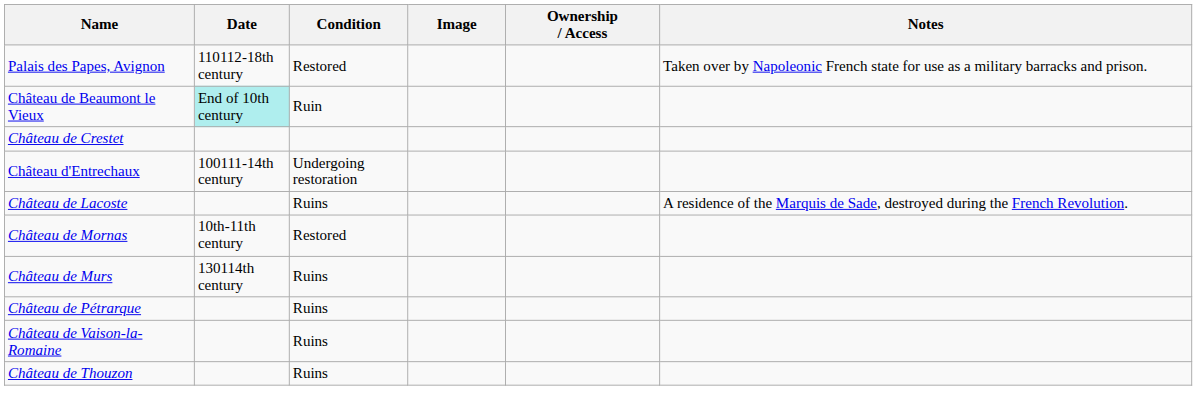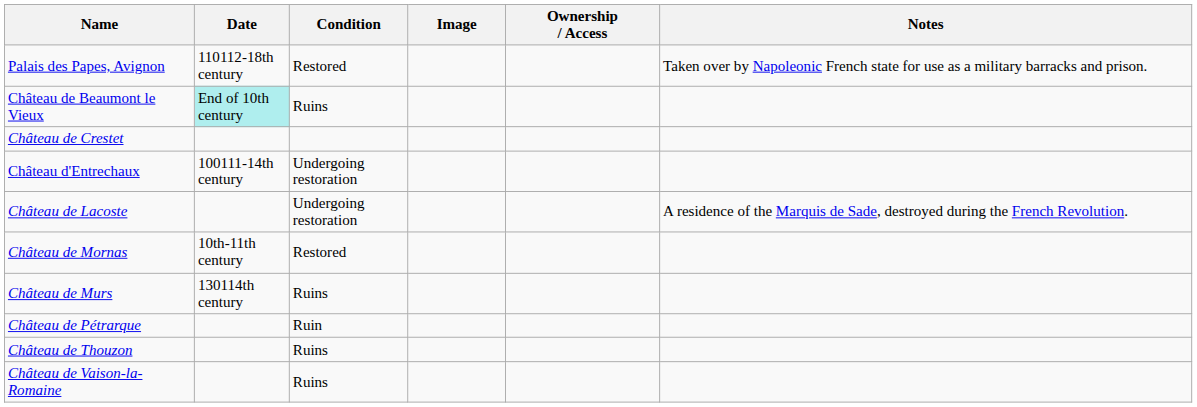(307, 106) Ruin -> (310, 106) Ruins
(310, 203) Ruins -> (329, 211) Undergoing restoration
(310, 308) Ruins -> (307, 325) Ruin
rows swapped: (70, 373) <-> (75, 341)
